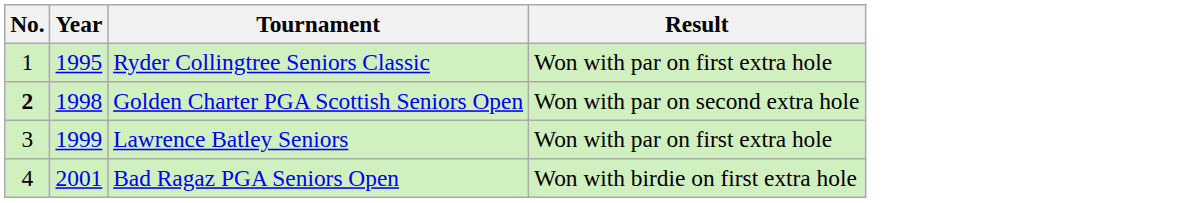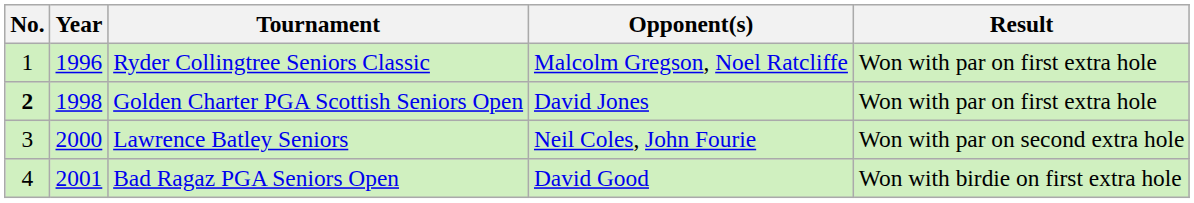+ column: (691, 23)
(79, 62) 1995 -> (79, 62) 1996
(697, 101) Won with par on second extra hole -> (1008, 101) Won with par on first extra hole
(79, 139) 1999 -> (79, 139) 2000
(683, 139) Won with par on first extra hole -> (1022, 139) Won with par on second extra hole
